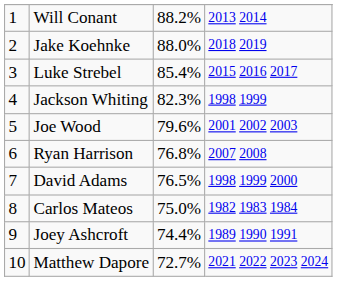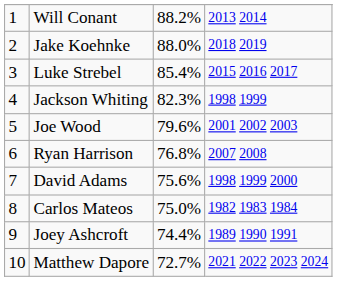(179, 180) 76.5% -> (179, 180) 75.6%
